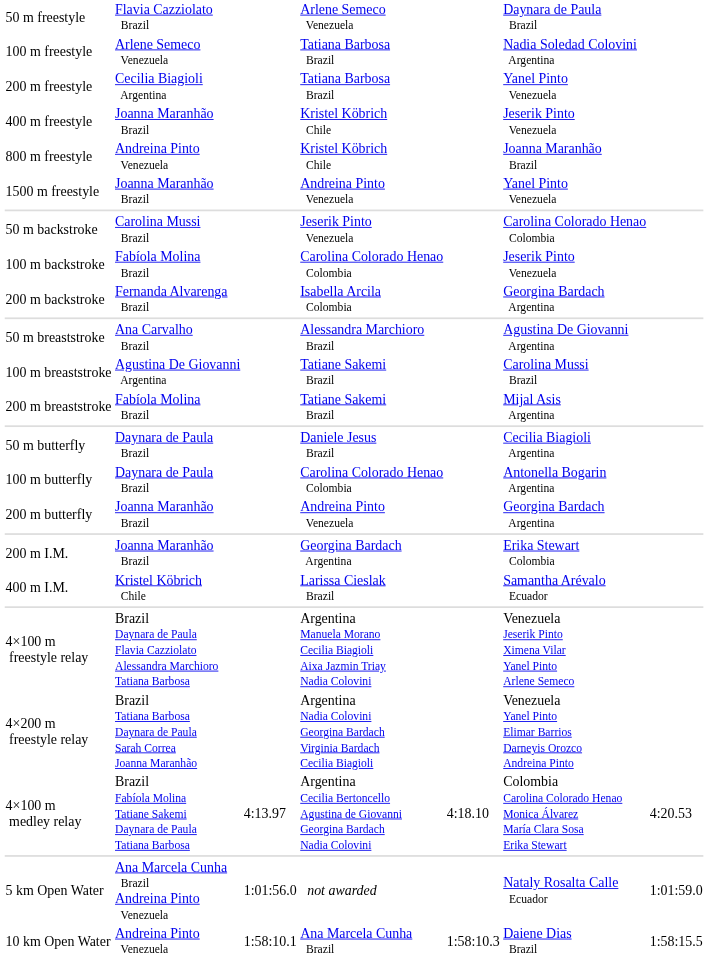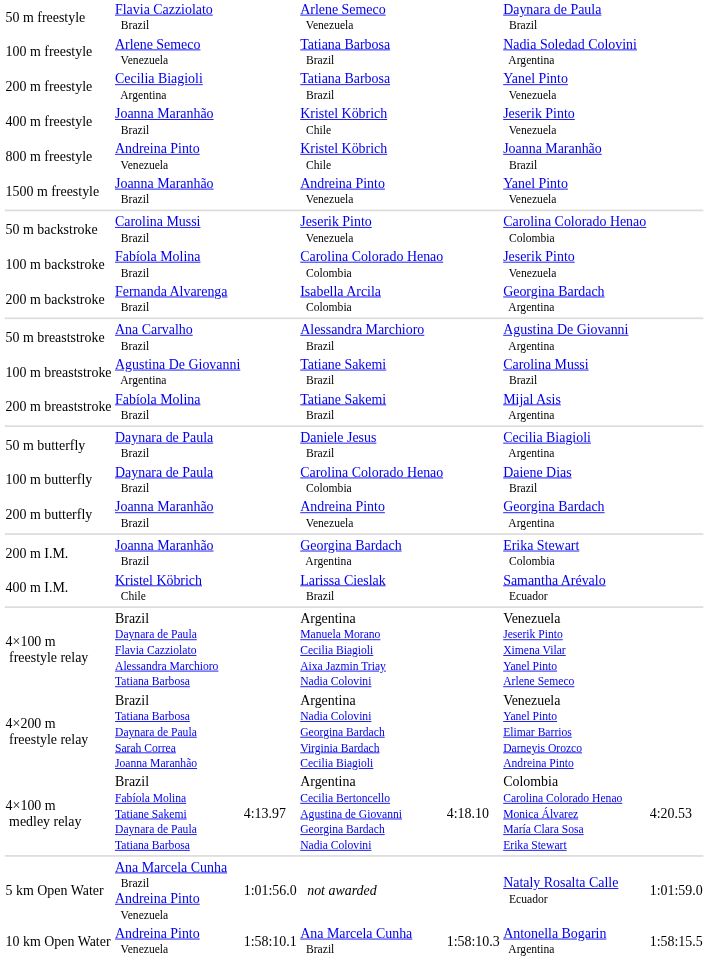(555, 480) Antonella Bogarin Argentina -> (537, 480) Daiene Dias Brazil
(537, 941) Daiene Dias Brazil -> (555, 941) Antonella Bogarin Argentina
